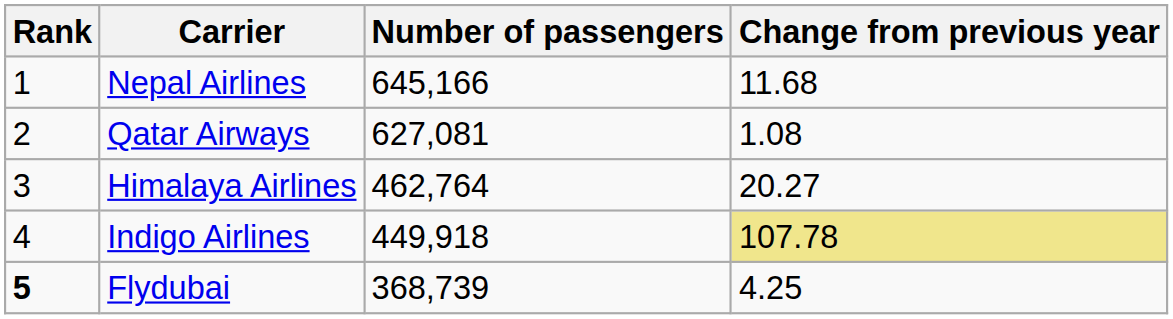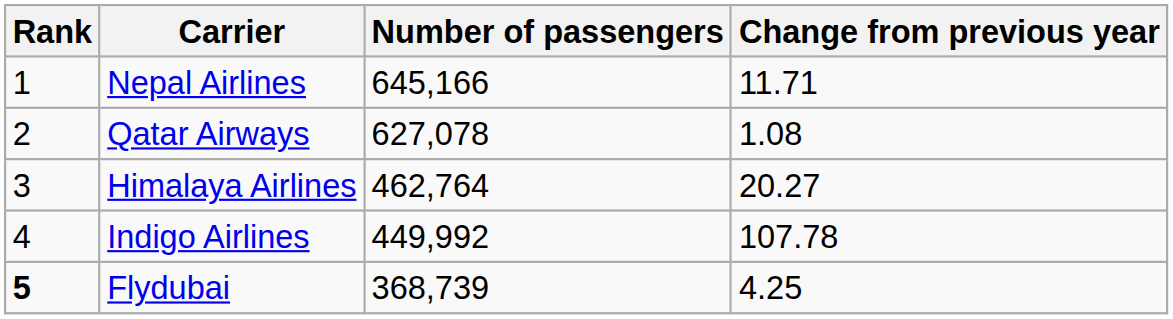(778, 82) 11.68 -> (778, 82) 11.71
(430, 134) 627,081 -> (430, 134) 627,078
(430, 237) 449,918 -> (430, 237) 449,992
(789, 237) khaki background -> (789, 237) no background
